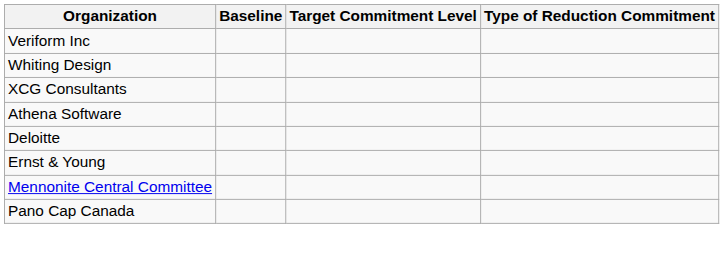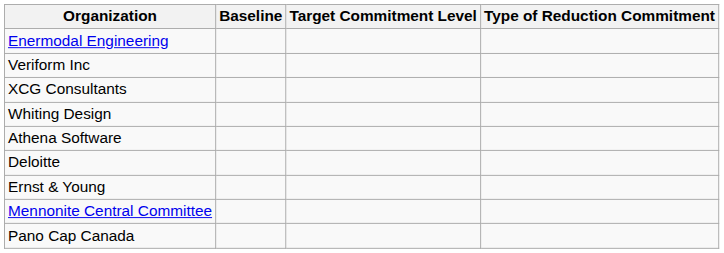+ row: (88, 41)
rows swapped: (60, 65) <-> (67, 89)
